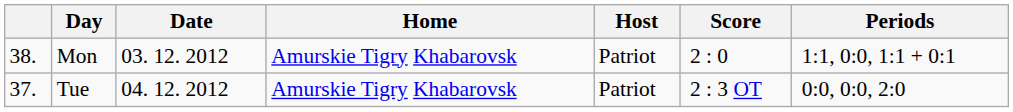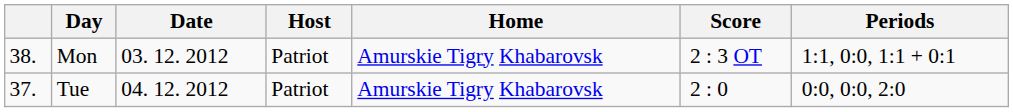columns swapped: (430, 21) <-> (637, 21)
(706, 55) 2 : 0 -> (723, 55) 2 : 3 OT
(723, 89) 2 : 3 OT -> (706, 89) 2 : 0
